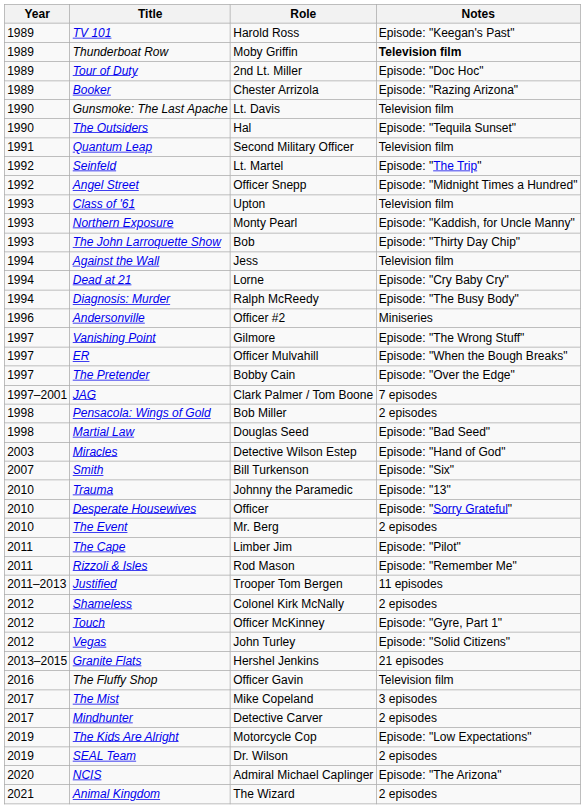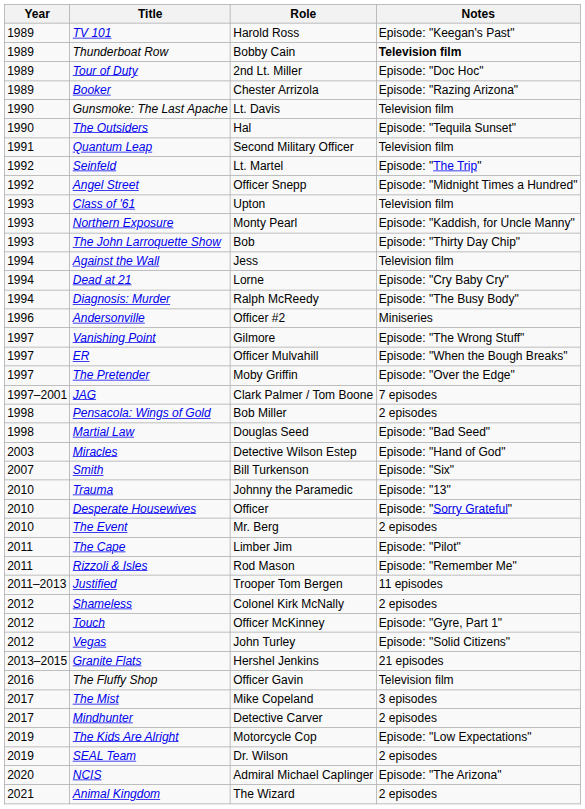(265, 52) Moby Griffin -> (264, 52) Bobby Cain
(264, 375) Bobby Cain -> (265, 375) Moby Griffin
